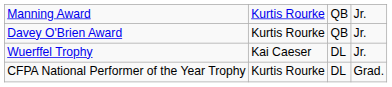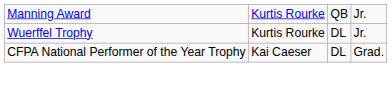- row: (65, 33)
(281, 52) Kai Caeser -> (288, 33) Kurtis Rourke
(288, 71) Kurtis Rourke -> (281, 52) Kai Caeser
